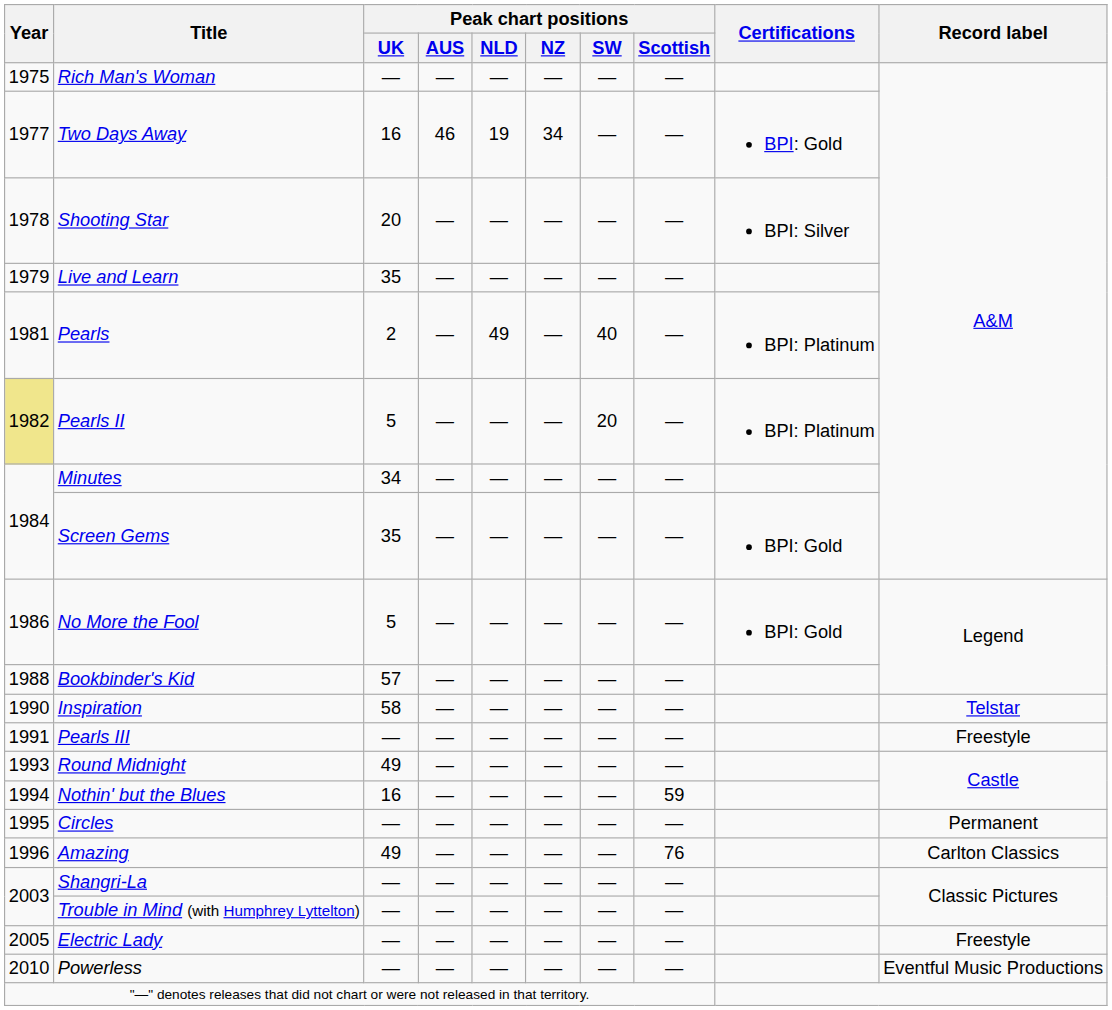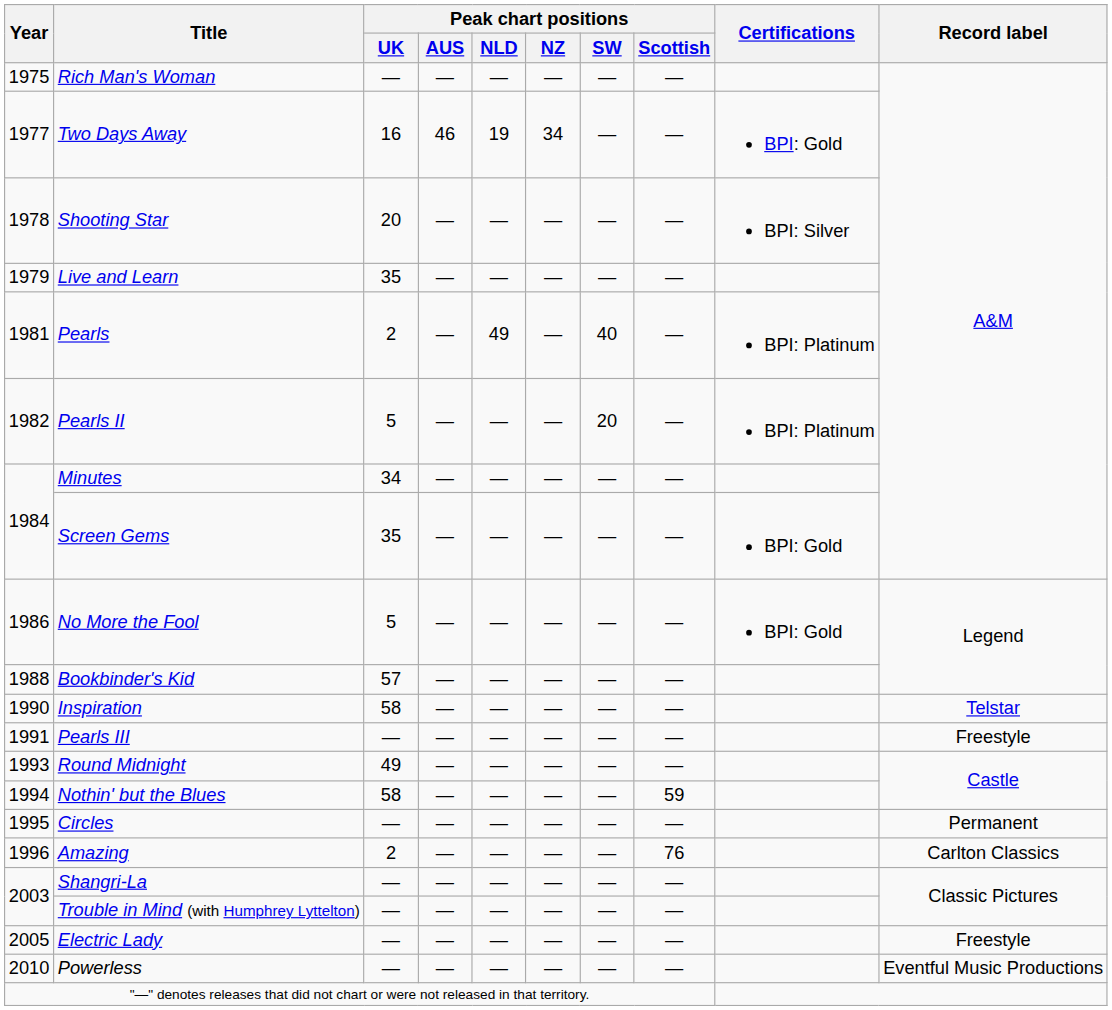(29, 420) khaki background -> (29, 420) no background
(391, 794) 16 -> (391, 794) 58
(391, 852) 49 -> (391, 852) 2
